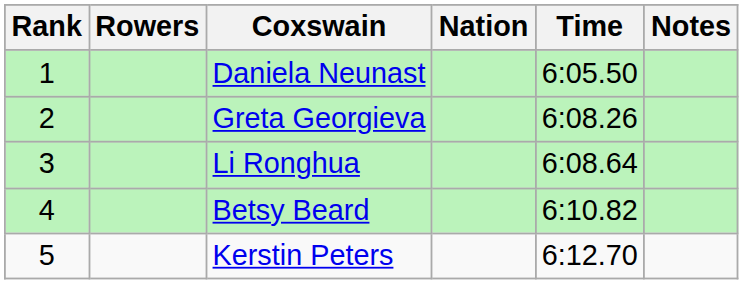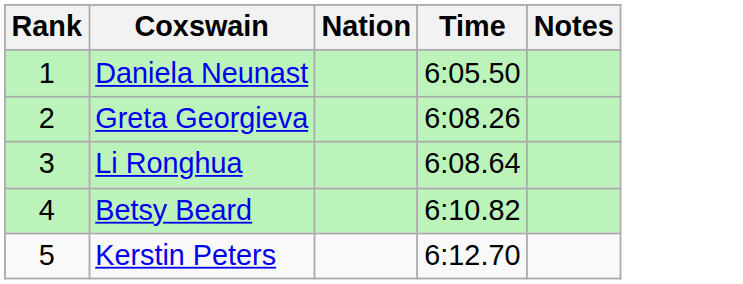- column: (147, 27)
